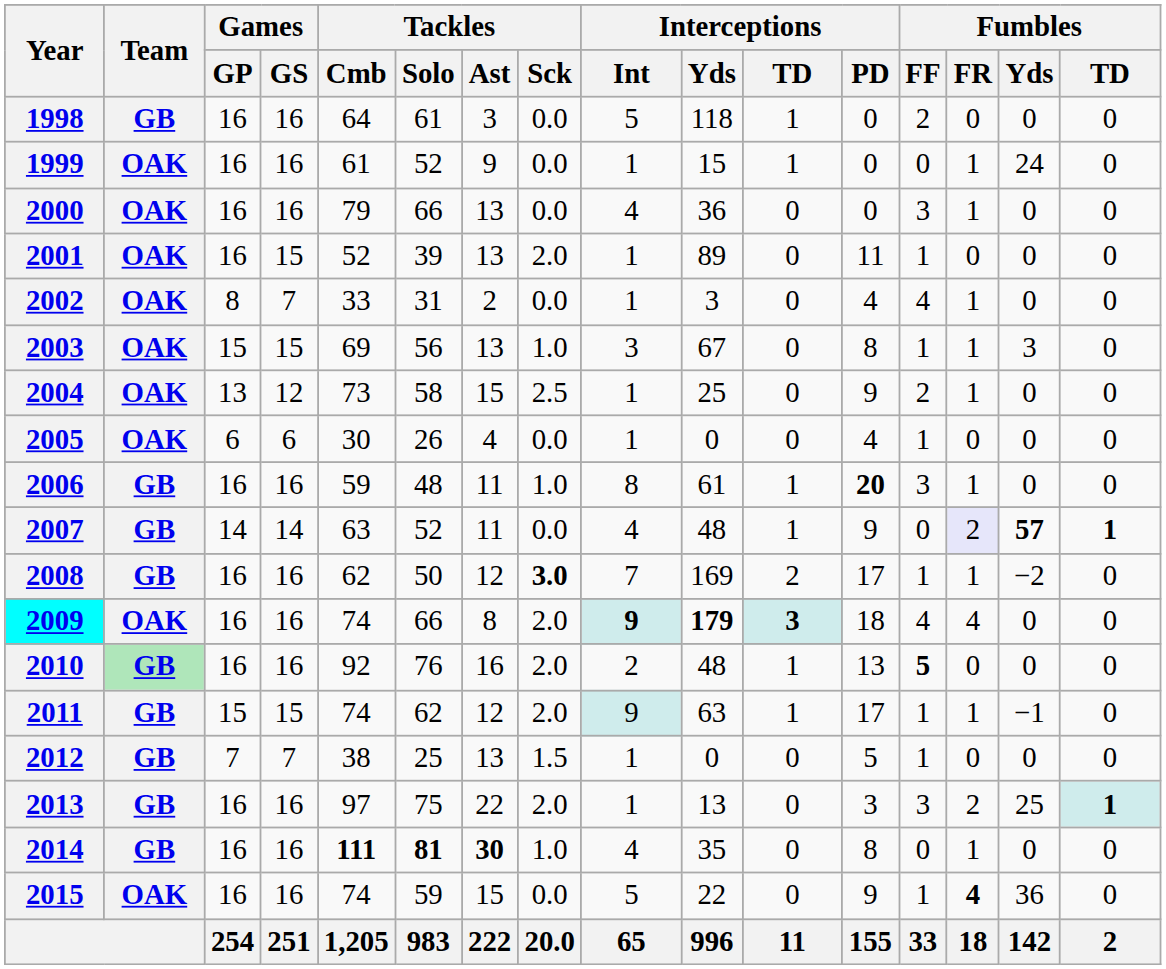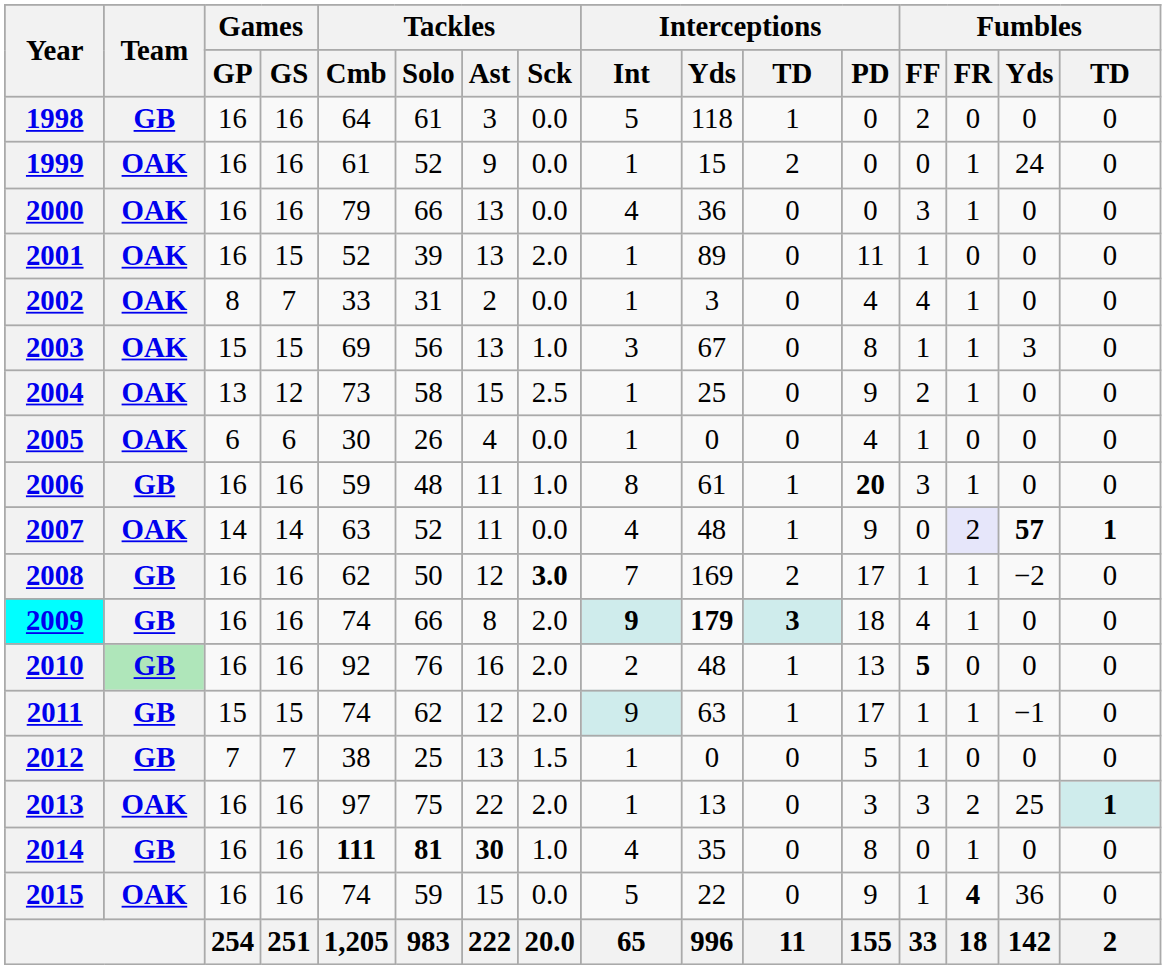(792, 164) 1 -> (792, 164) 2
(154, 529) GB -> (154, 529) OAK
(154, 621) OAK -> (154, 621) GB
(973, 621) 4 -> (973, 621) 1
(154, 803) GB -> (154, 803) OAK
